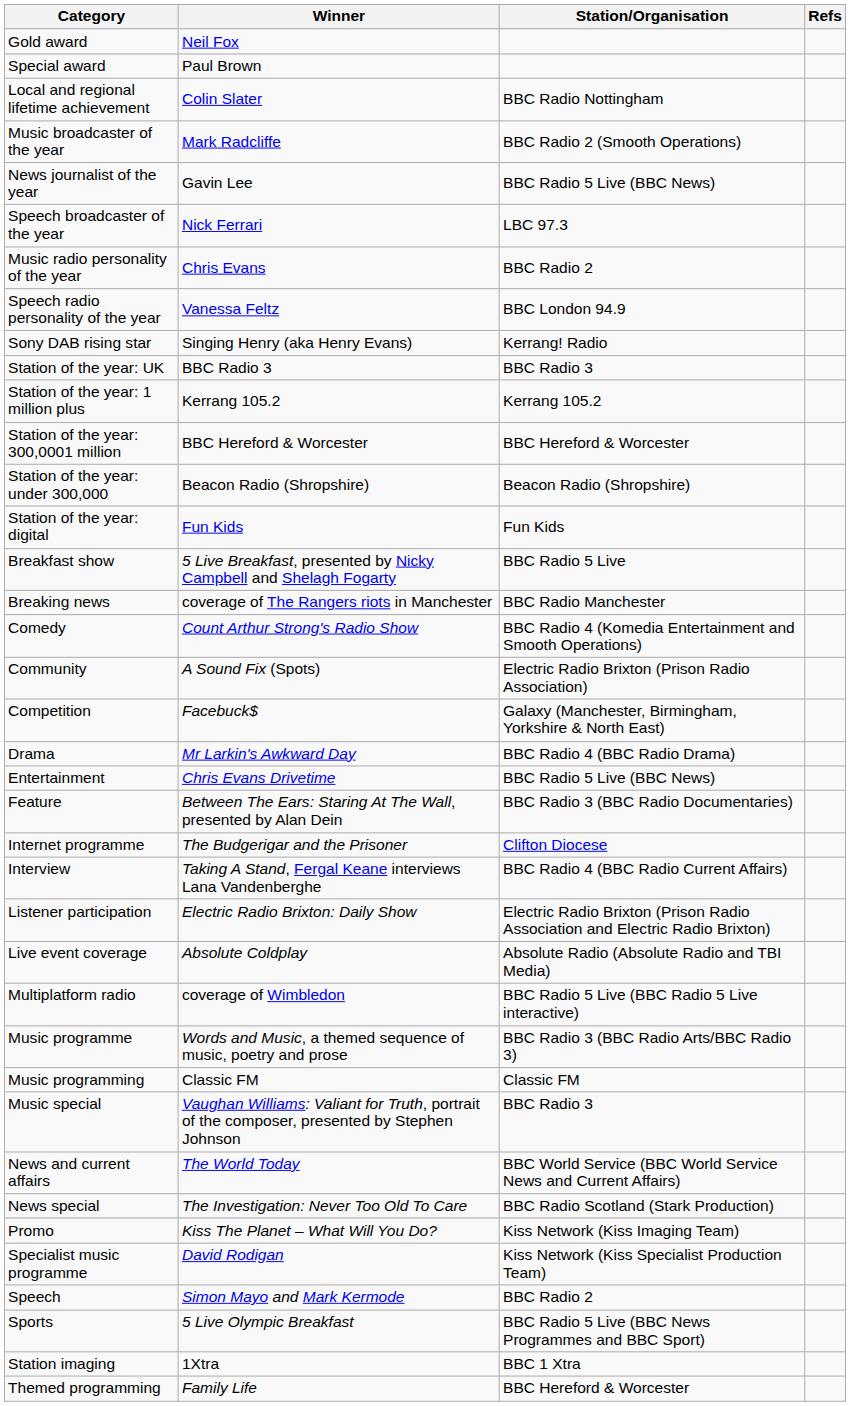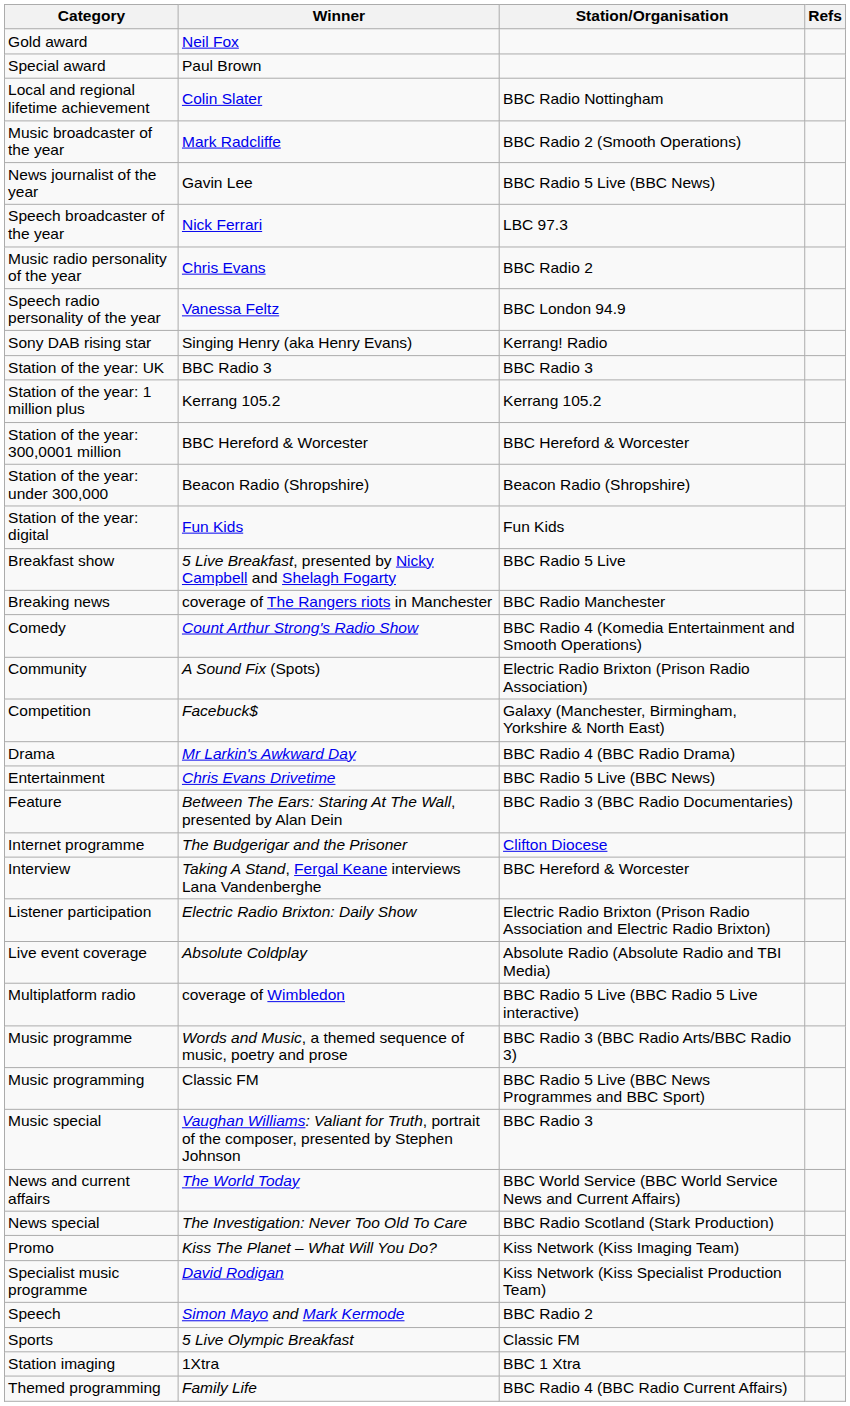(645, 869) BBC Radio 4 (BBC Radio Current Affairs) -> (596, 869) BBC Hereford & Worcester
(541, 1079) Classic FM -> (607, 1088) BBC Radio 5 Live (BBC News Programmes and BBC Sport)
(607, 1330) BBC Radio 5 Live (BBC News Programmes and BBC Sport) -> (541, 1339) Classic FM
(596, 1388) BBC Hereford & Worcester -> (645, 1388) BBC Radio 4 (BBC Radio Current Affairs)
